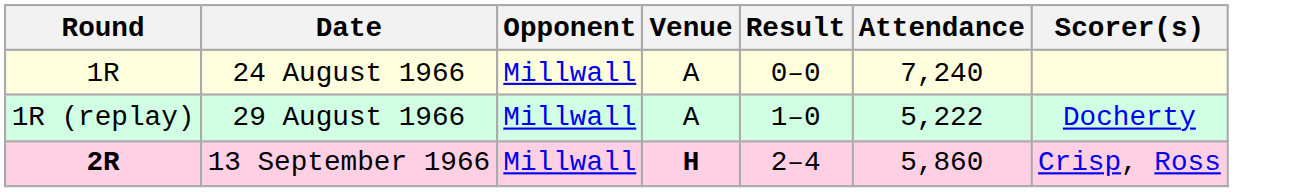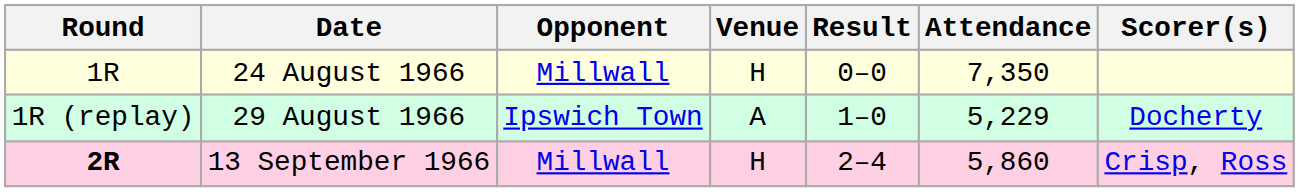(691, 73) A -> (757, 73) H
(942, 73) 7,240 -> (1008, 73) 7,350
(570, 118) Millwall -> (603, 118) Ipswich Town
(942, 118) 5,222 -> (1008, 118) 5,229
(691, 163) bold -> (757, 163) normal
